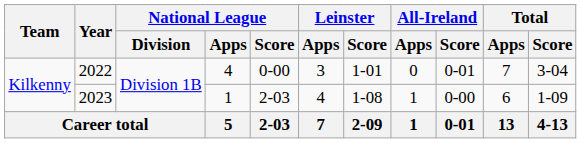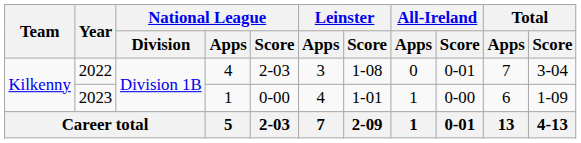(274, 71) 0-00 -> (274, 71) 2-03
(367, 71) 1-01 -> (367, 71) 1-08
(274, 97) 2-03 -> (274, 97) 0-00
(367, 97) 1-08 -> (367, 97) 1-01
